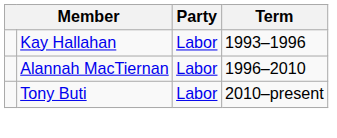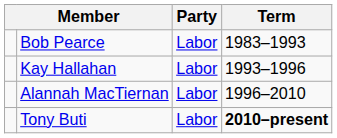+ row: (62, 42)
(274, 94) normal -> (277, 119) bold
